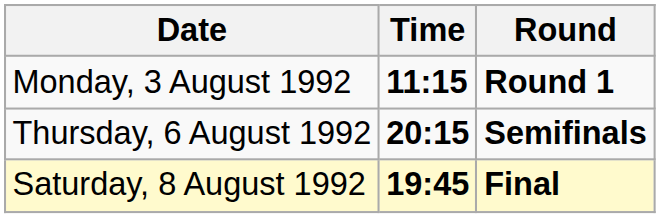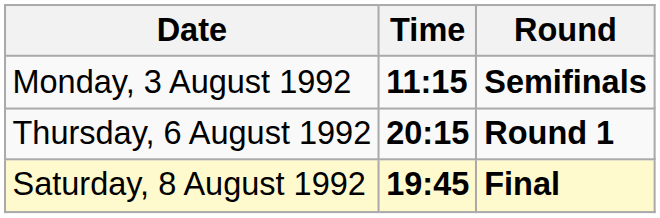(549, 81) Round 1 -> (565, 81) Semifinals
(565, 133) Semifinals -> (549, 133) Round 1
